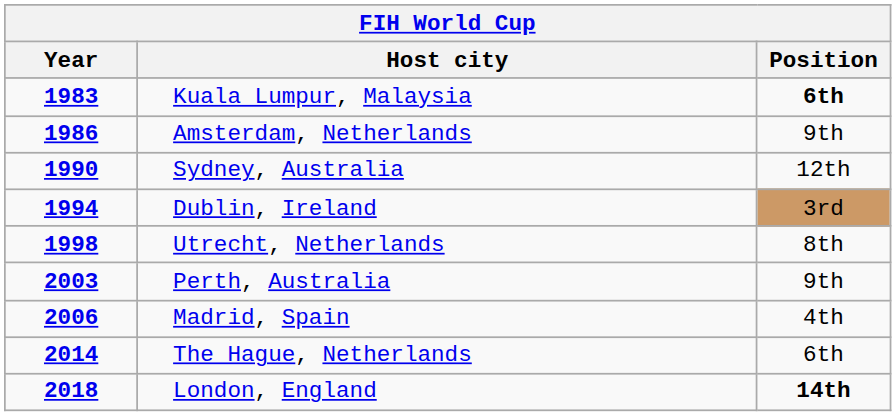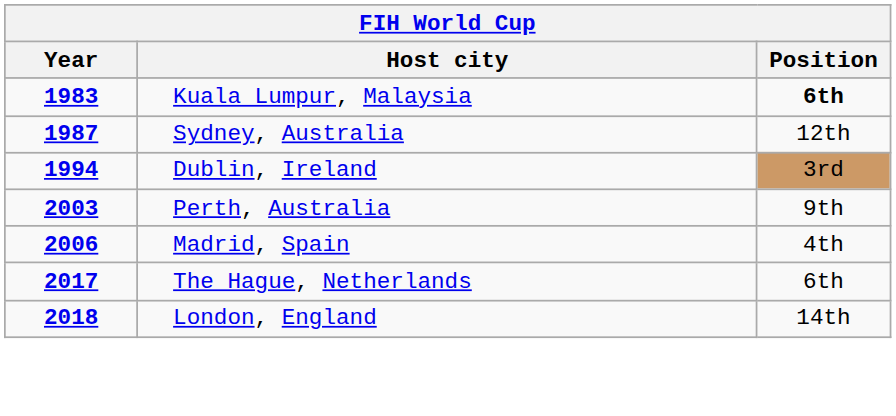- row: (322, 134)
(71, 171) 1990 -> (71, 134) 1987
- row: (309, 245)
(71, 355) 2014 -> (71, 281) 2017
(823, 392) bold -> (823, 318) normal
